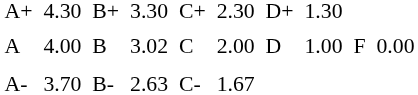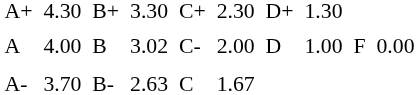(186, 46) C -> (190, 46) C-
(190, 84) C- -> (186, 84) C
